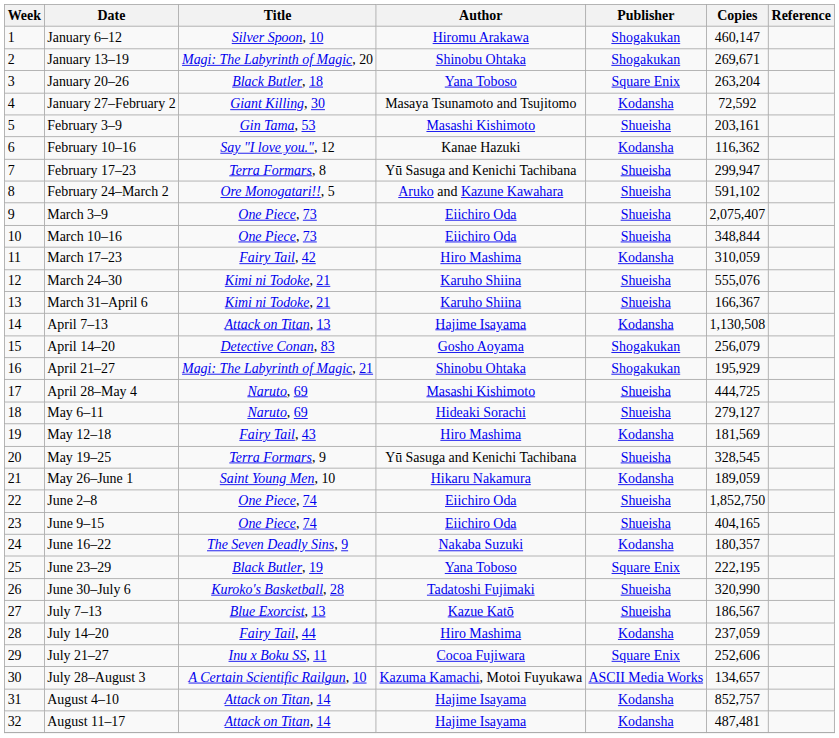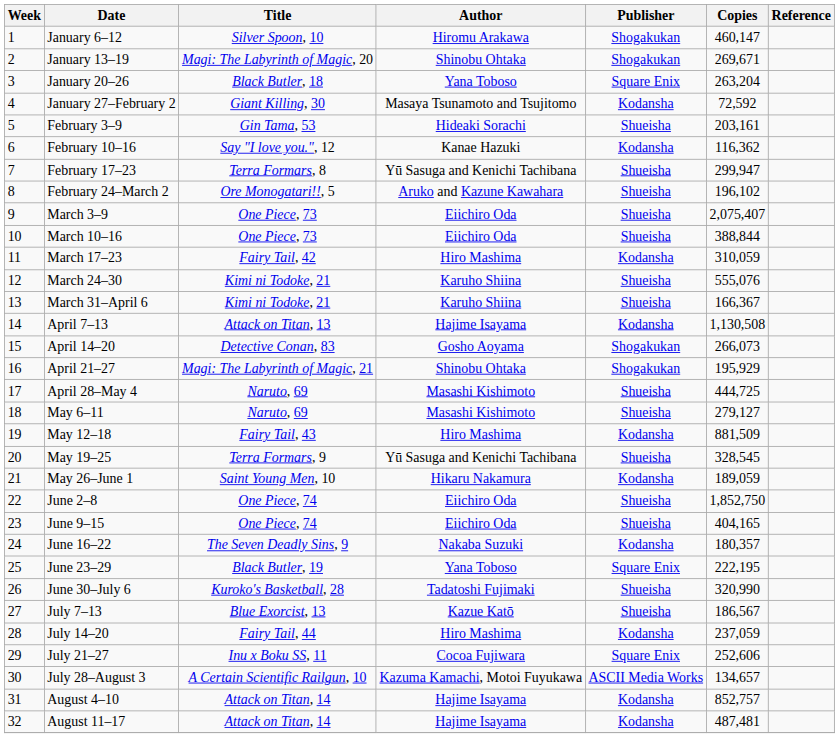(481, 125) Masashi Kishimoto -> (481, 125) Hideaki Sorachi
(737, 192) 591,102 -> (737, 192) 196,102
(737, 236) 348,844 -> (737, 236) 388,844
(737, 346) 256,079 -> (737, 346) 266,073
(481, 412) Hideaki Sorachi -> (481, 412) Masashi Kishimoto
(737, 434) 181,569 -> (737, 434) 881,509
